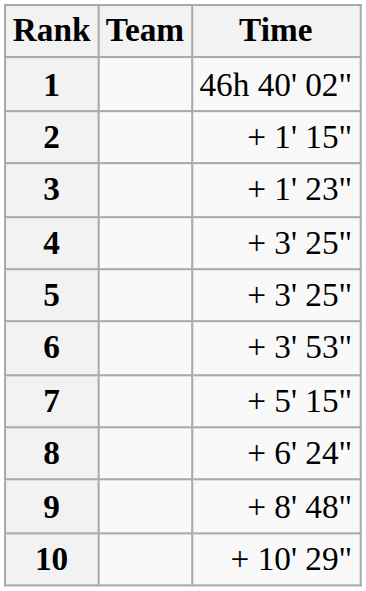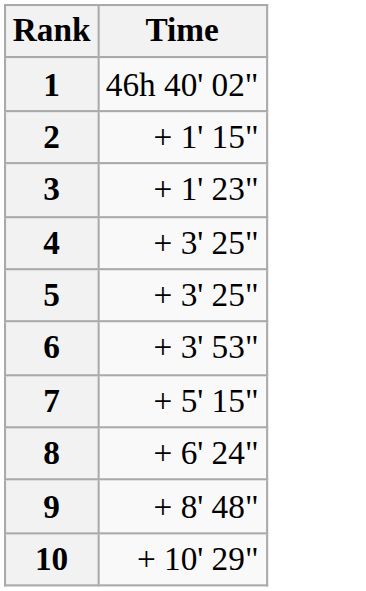- column: (145, 30)
